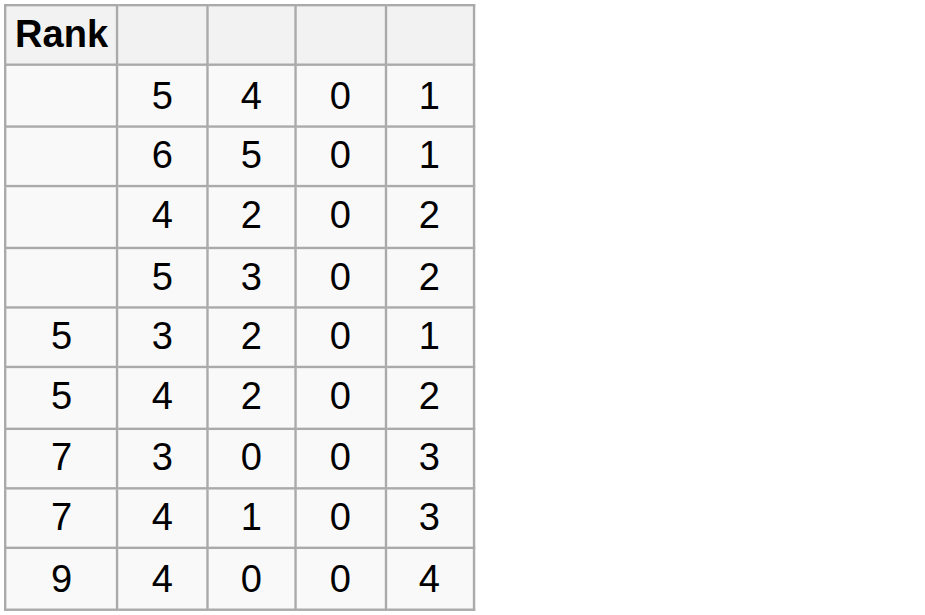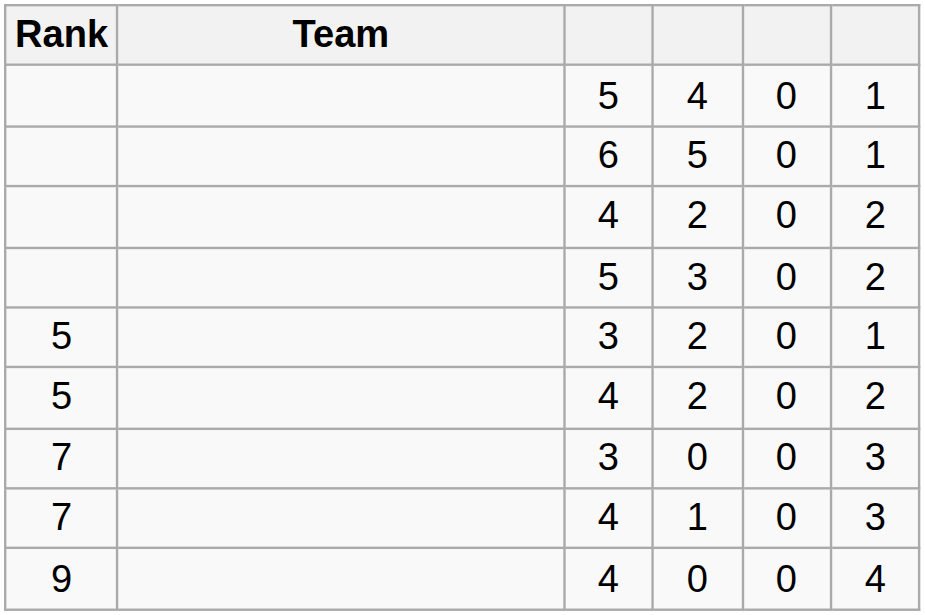+ column: (341, 34)
